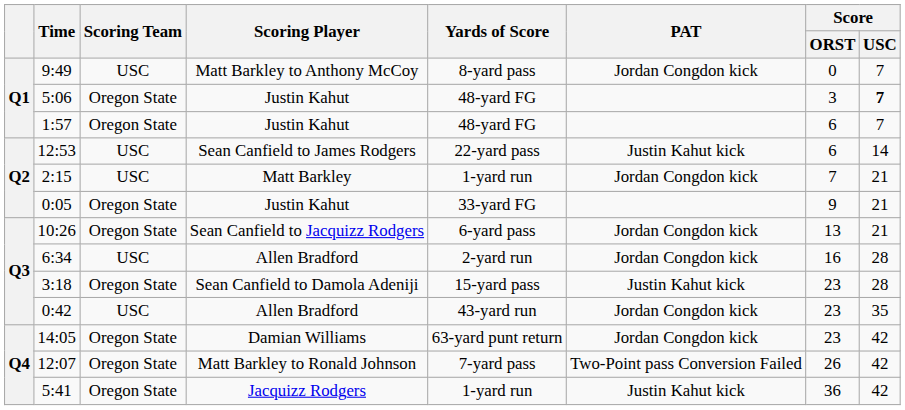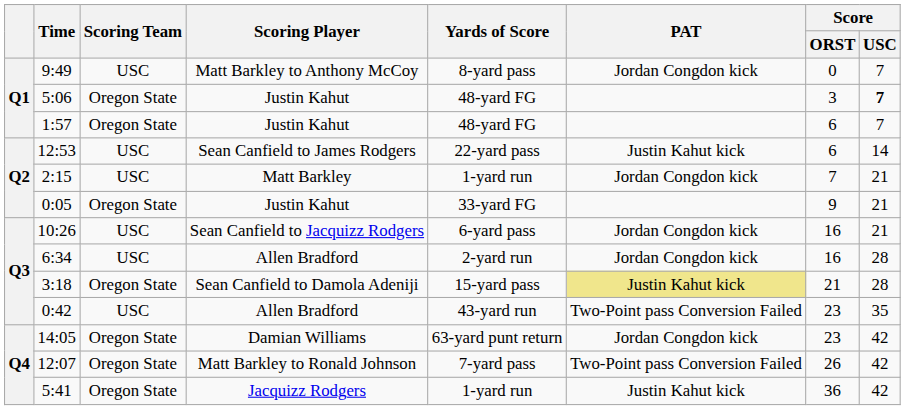(133, 230) Oregon State -> (133, 230) USC
(832, 230) 13 -> (832, 230) 16
(686, 284) no background -> (686, 284) khaki background
(832, 284) 23 -> (832, 284) 21
(686, 310) Jordan Congdon kick -> (686, 310) Two-Point pass Conversion Failed
